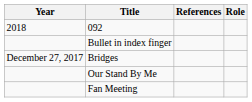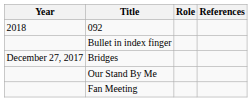columns swapped: (235, 12) <-> (199, 12)
